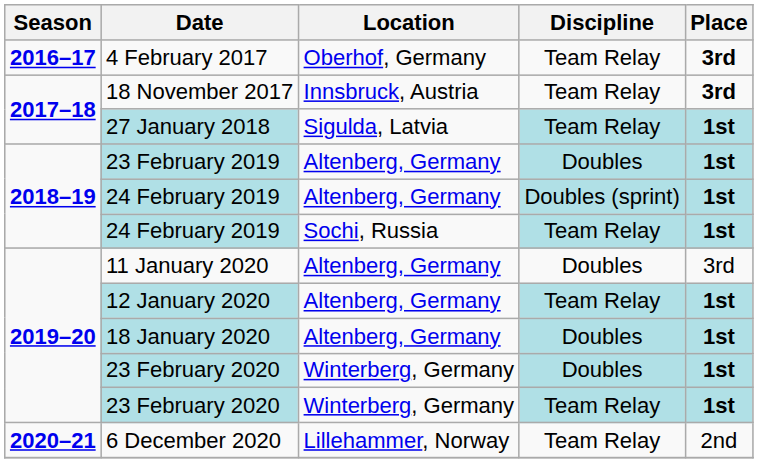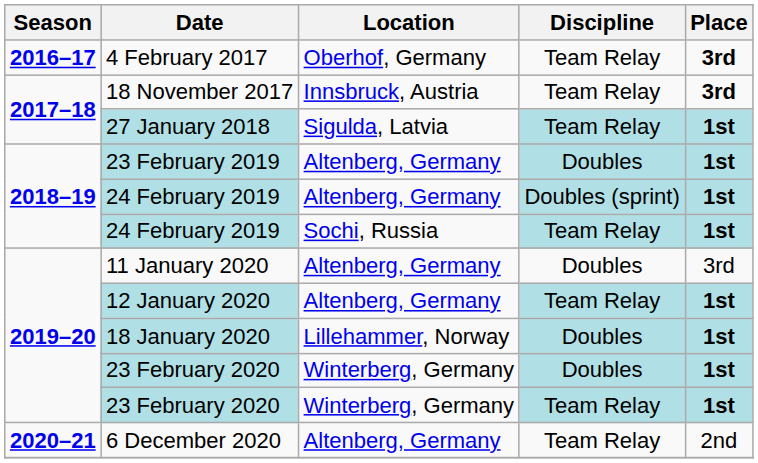(402, 336) Altenberg, Germany -> (406, 336) Lillehammer, Norway
(406, 440) Lillehammer, Norway -> (402, 440) Altenberg, Germany
